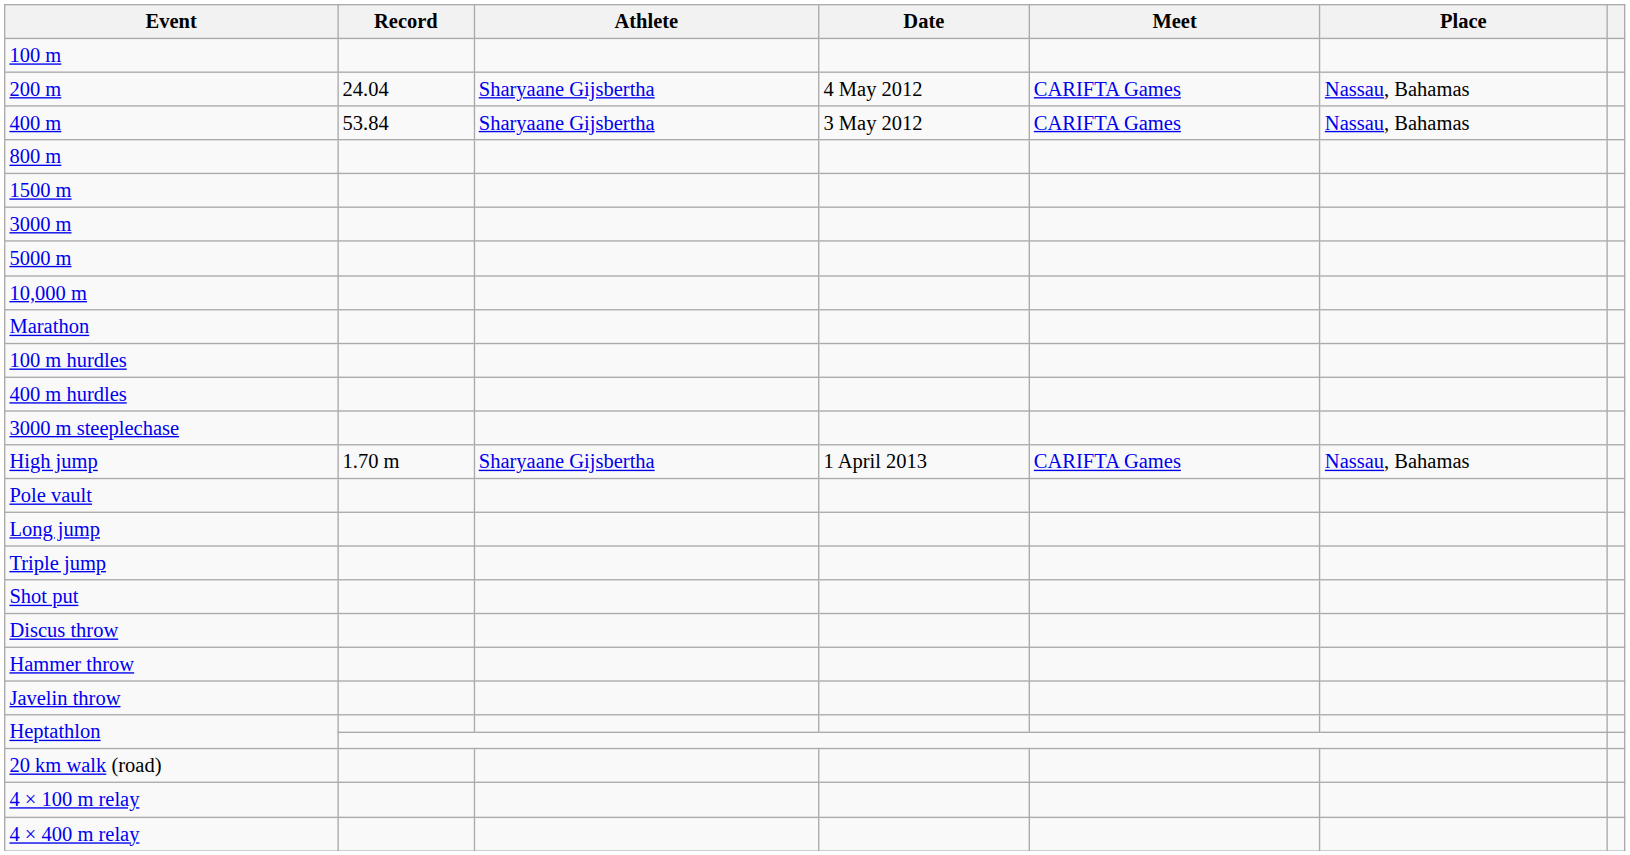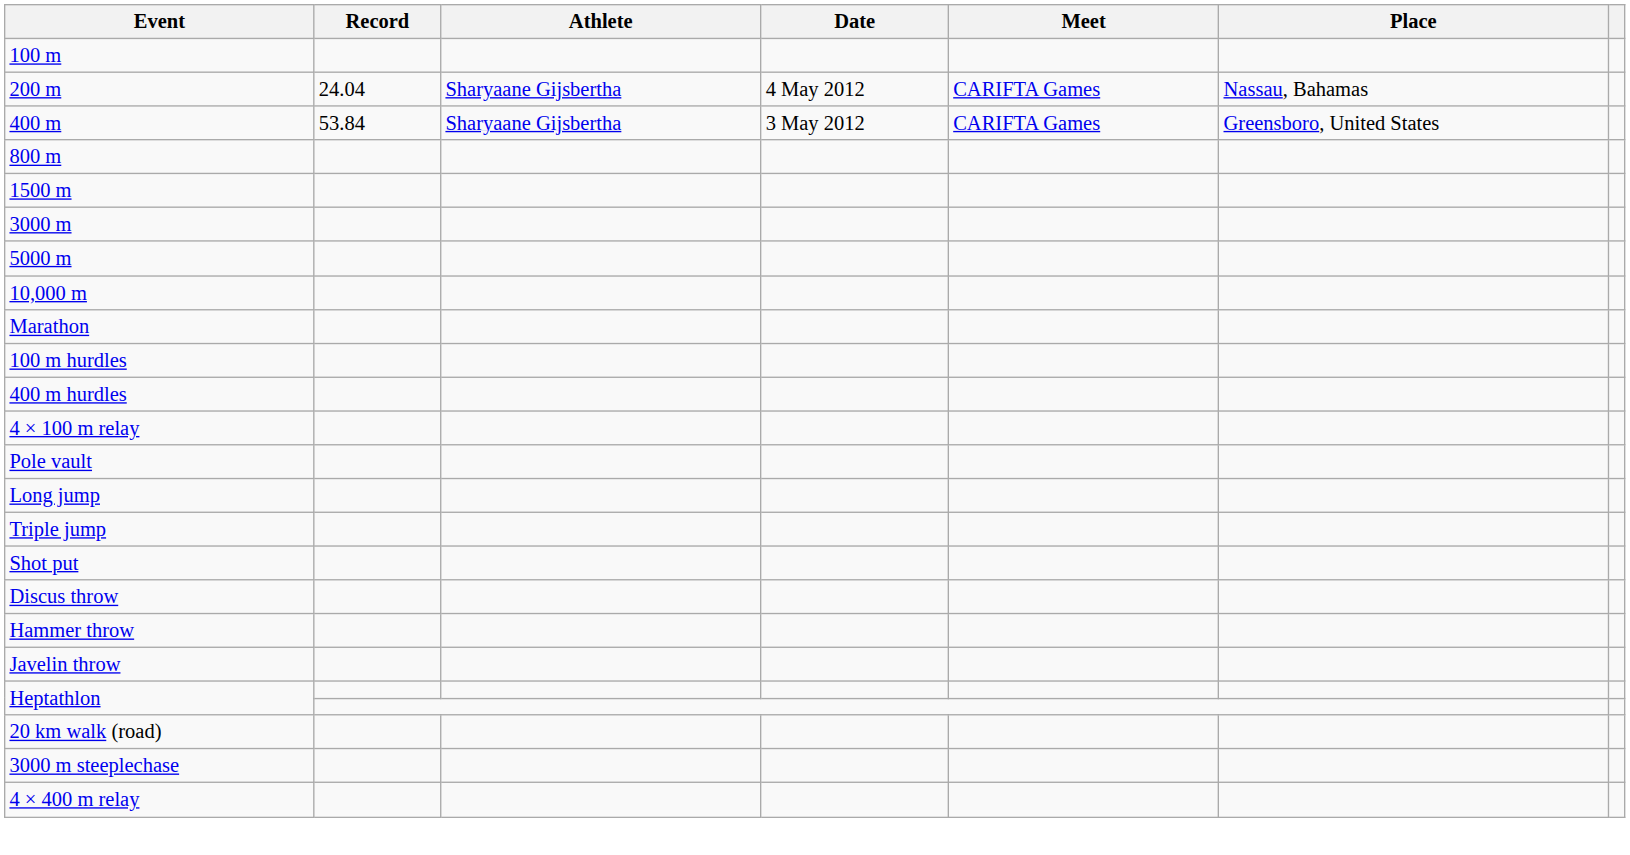(1397, 123) Nassau, Bahamas -> (1331, 123) Greensboro, United States
rows swapped: (94, 427) <-> (74, 799)
- row: (54, 461)
